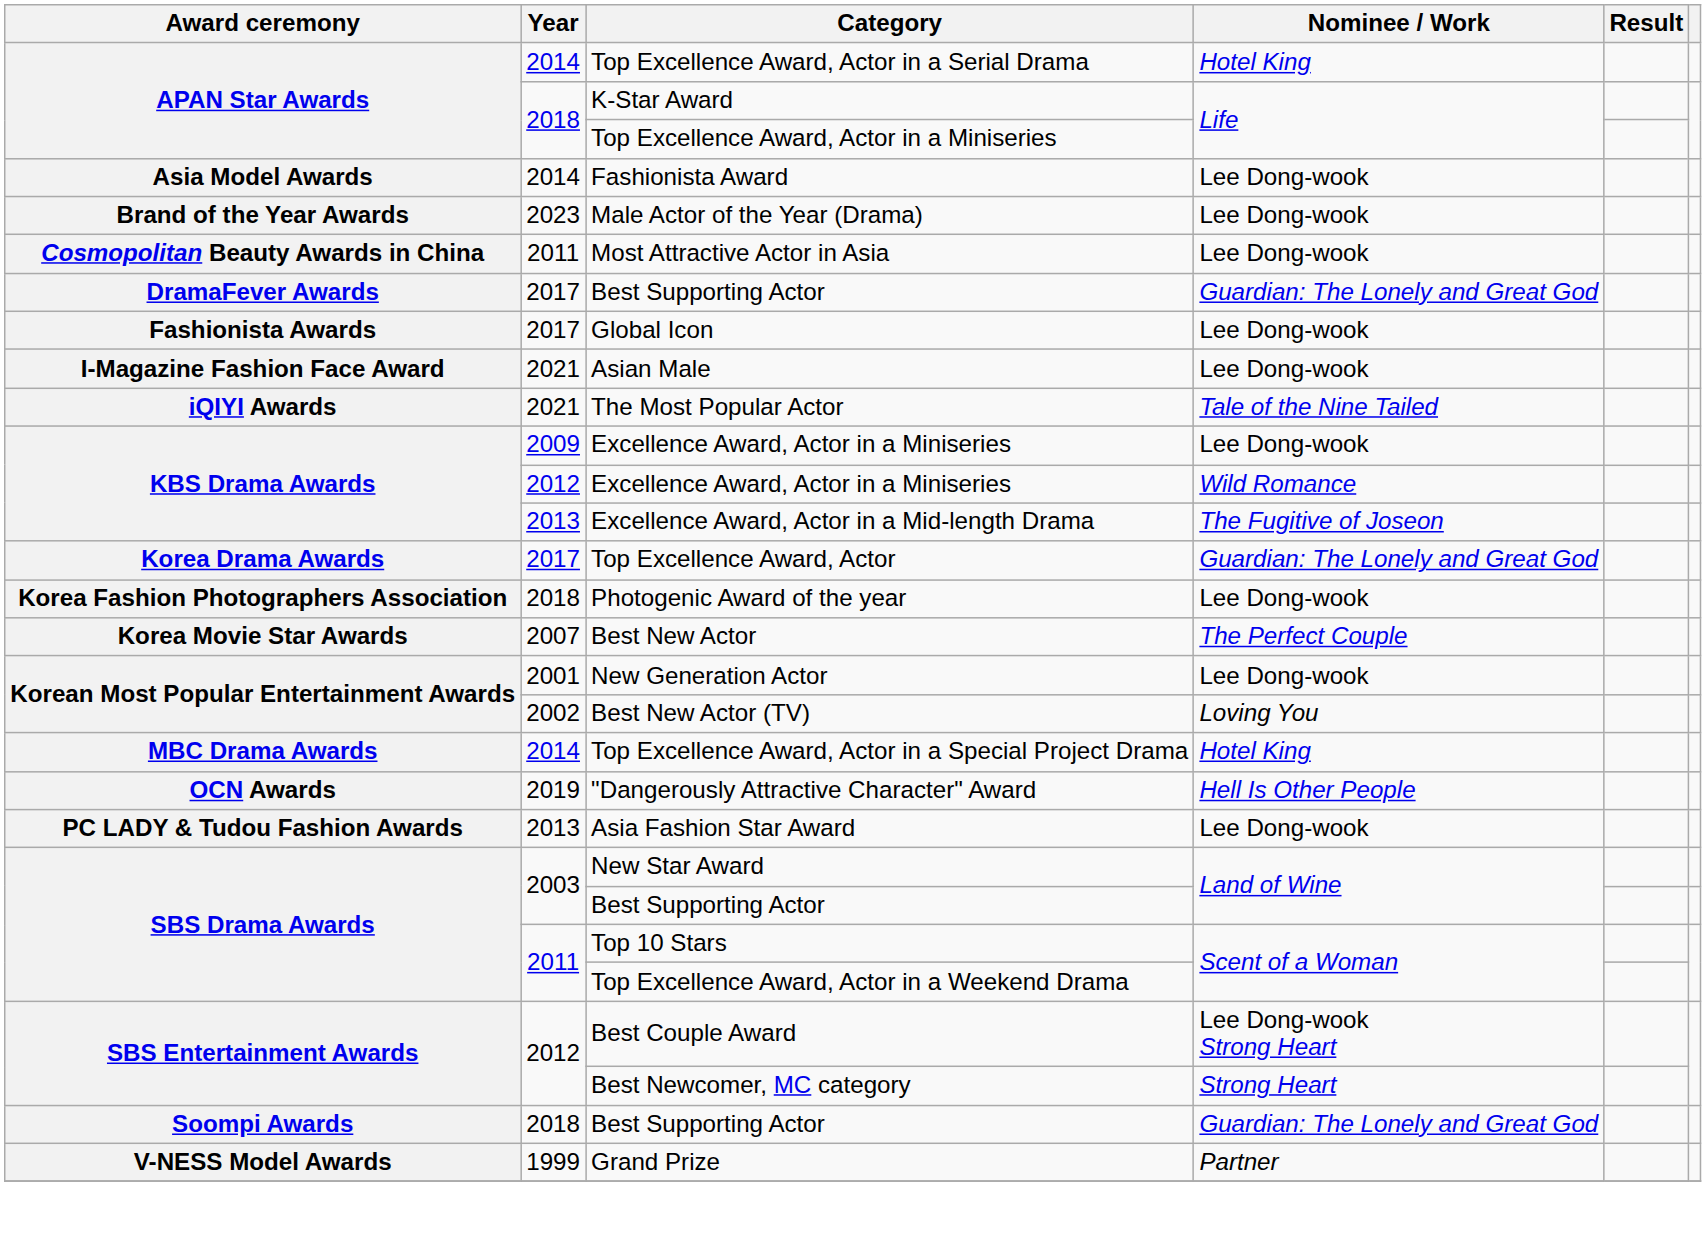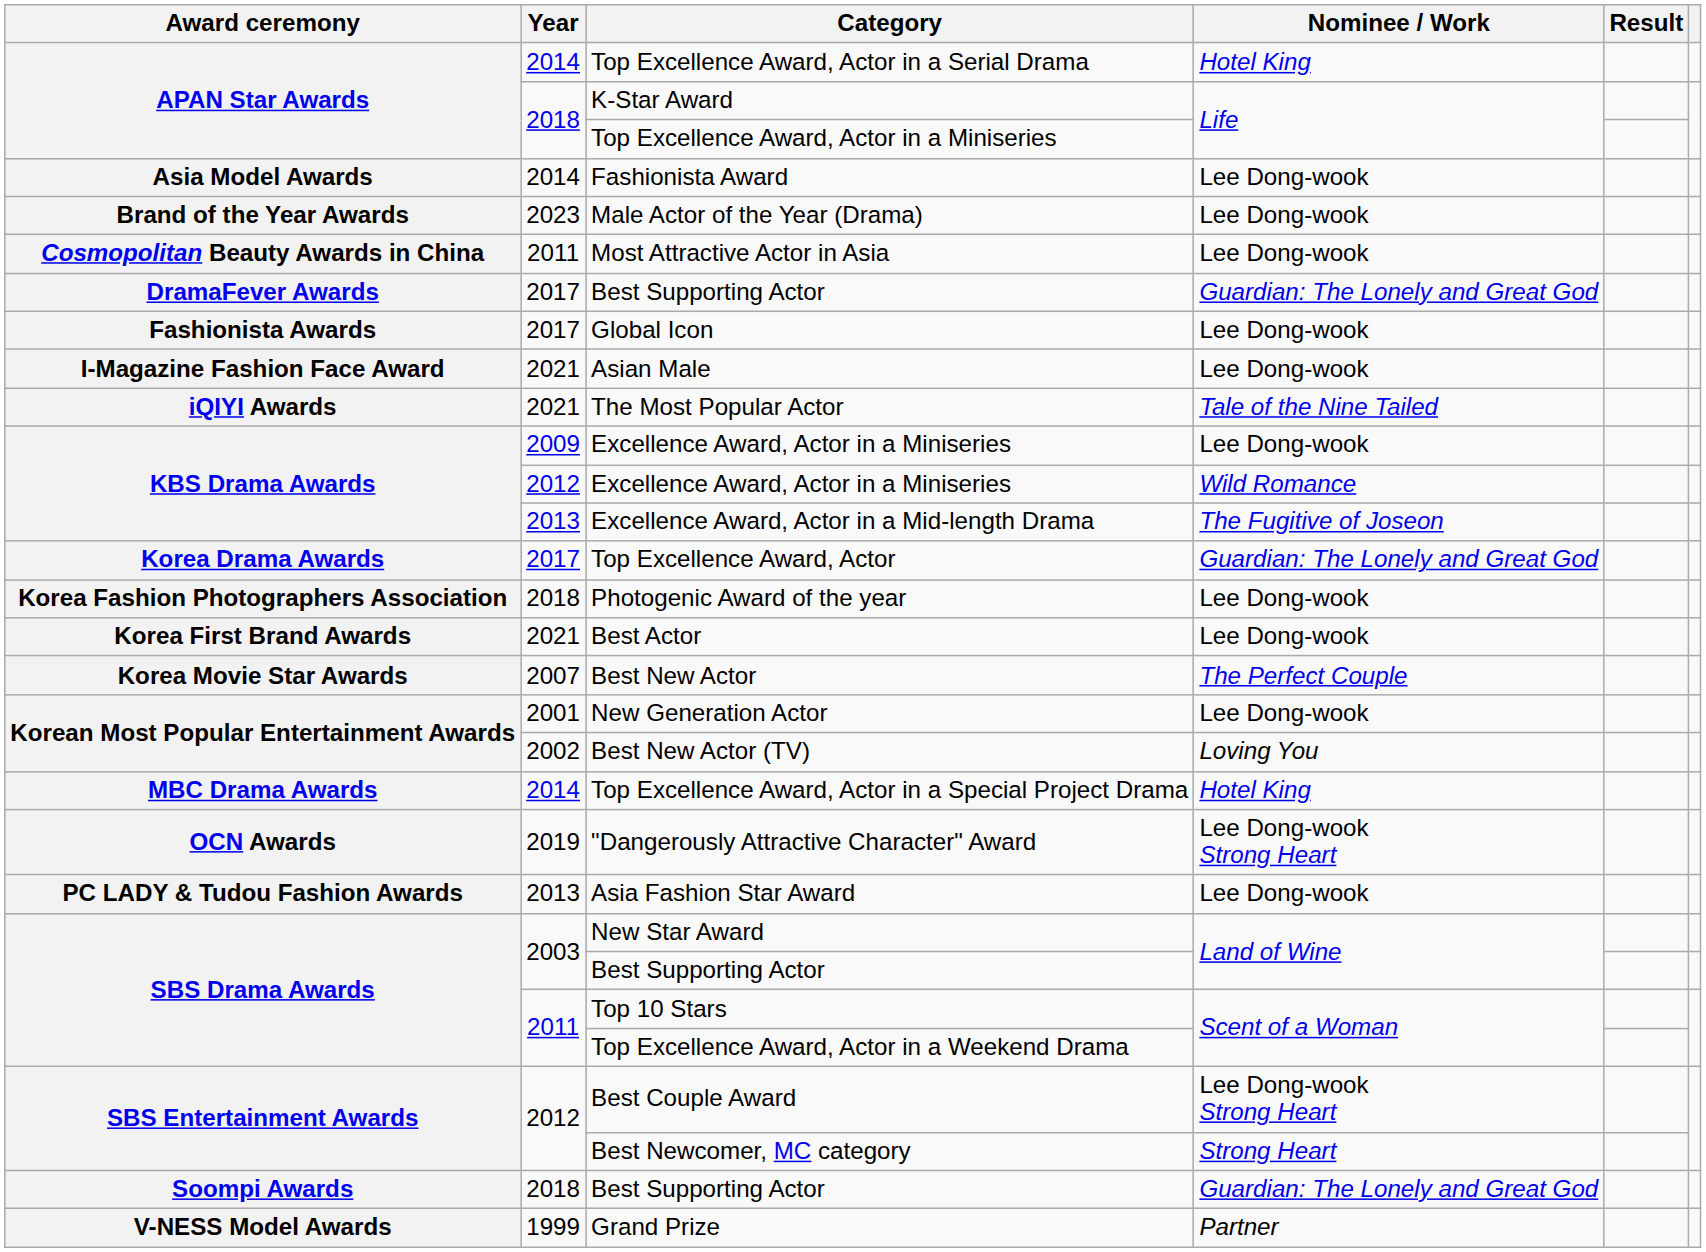+ row: (553, 636)
(1307, 789) Hell Is Other People -> (1284, 841) Lee Dong-wook Strong Heart
